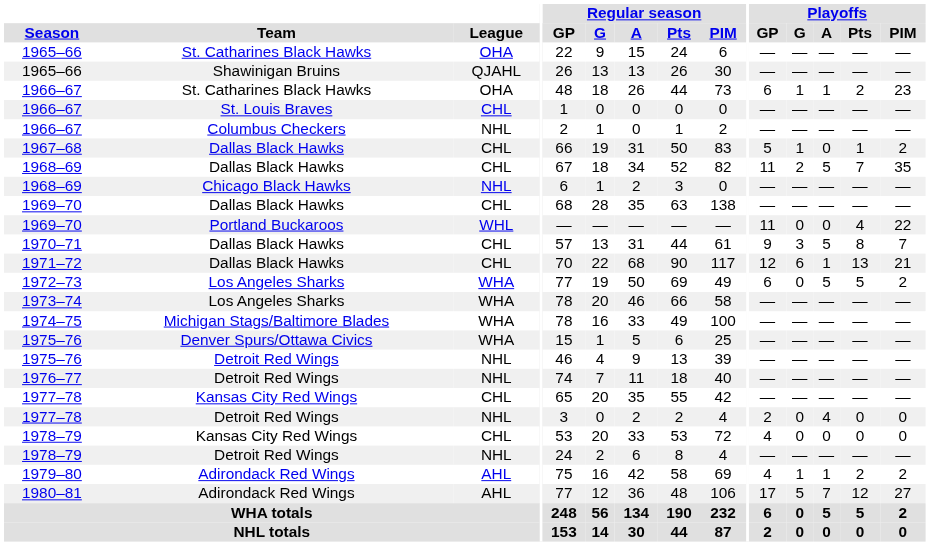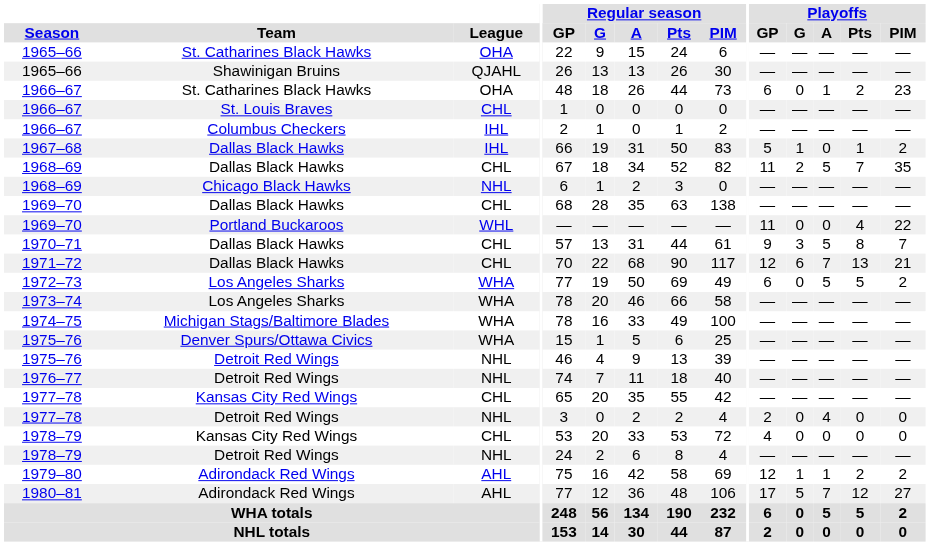(800, 90) 1 -> (800, 90) 0
(496, 128) NHL -> (496, 128) IHL
(496, 148) CHL -> (496, 148) IHL
(826, 263) 1 -> (826, 263) 7
(768, 474) 4 -> (768, 474) 12
